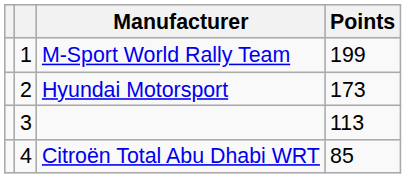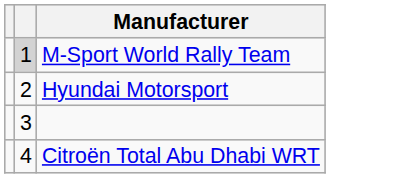- column: (363, 21)
(26, 55) no background -> (26, 55) lightgrey background
